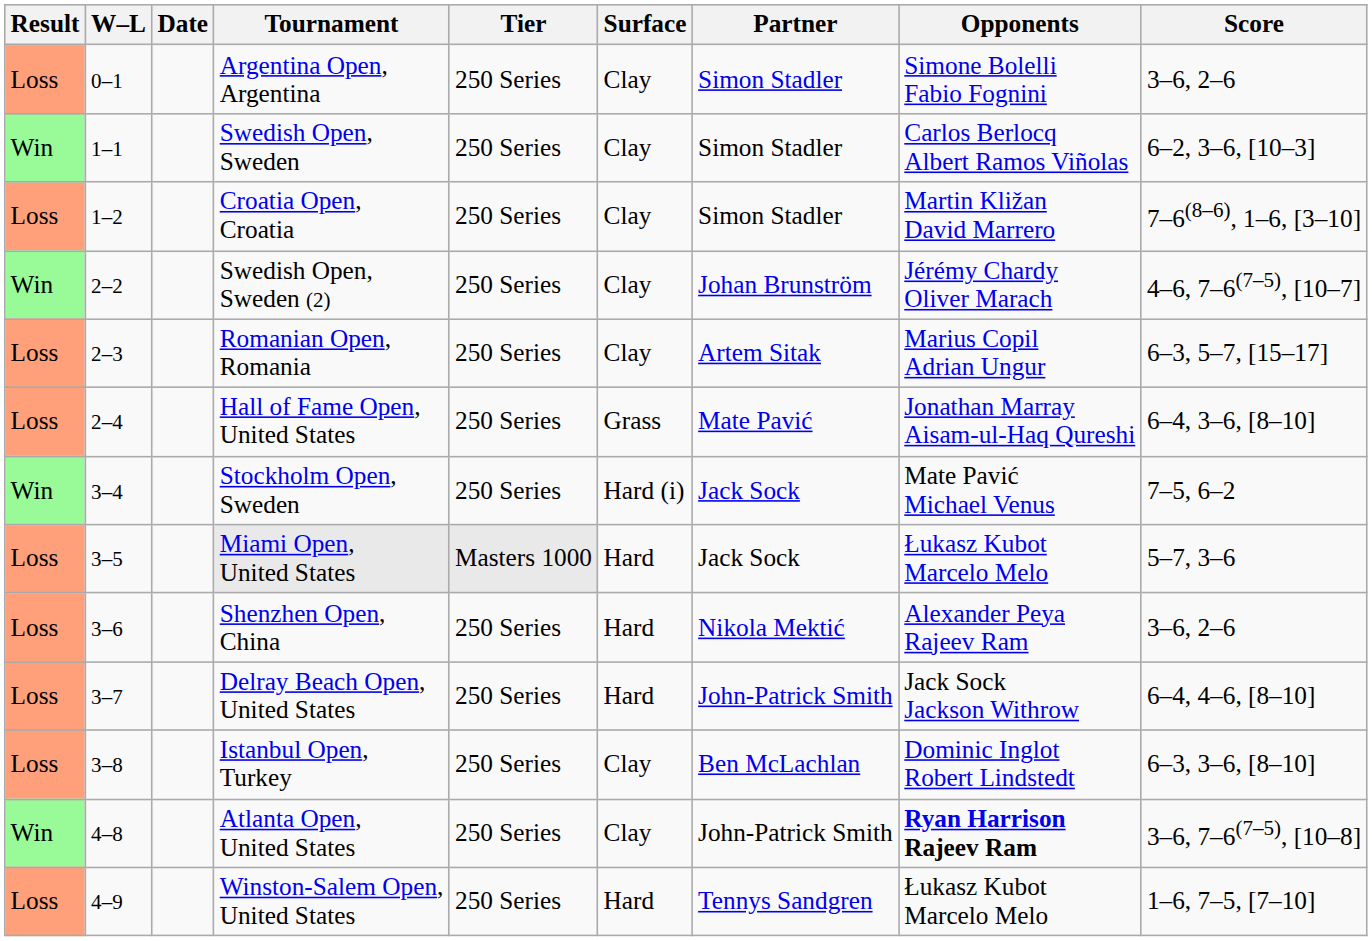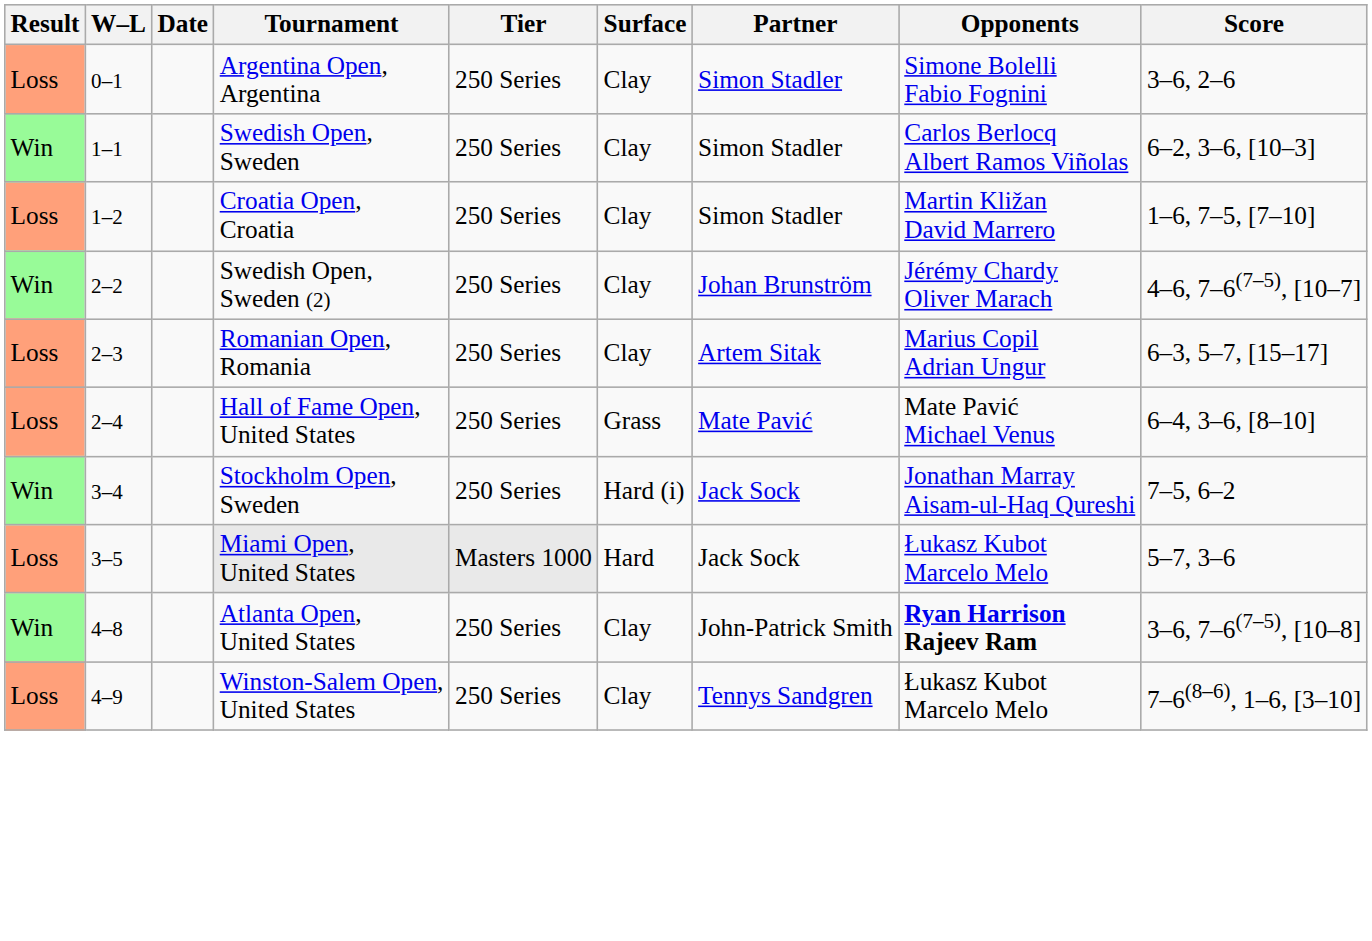(1254, 215) 7–6(8–6), 1–6, [3–10] -> (1231, 215) 1–6, 7–5, [7–10]
(1020, 421) Jonathan Marray Aisam-ul-Haq Qureshi -> (980, 421) Mate Pavić Michael Venus
(980, 490) Mate Pavić Michael Venus -> (1020, 490) Jonathan Marray Aisam-ul-Haq Qureshi
- row: (303, 627)
- row: (323, 695)
- row: (294, 764)
(629, 901) Hard -> (627, 695) Clay
(1231, 901) 1–6, 7–5, [7–10] -> (1254, 695) 7–6(8–6), 1–6, [3–10]
